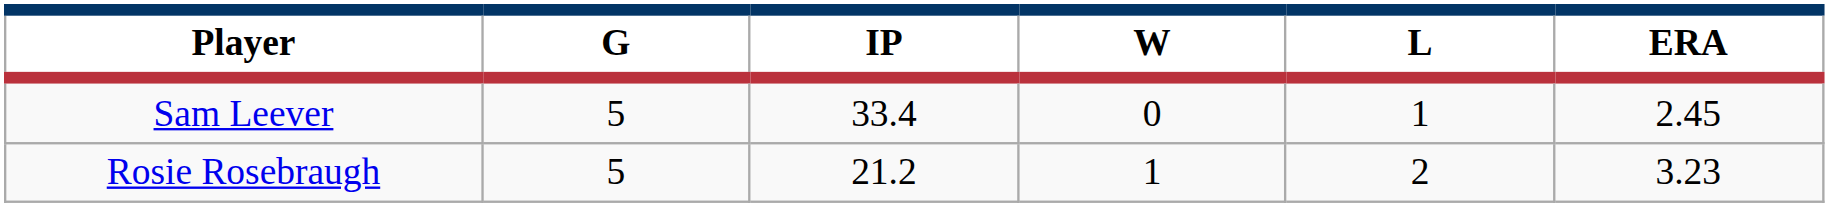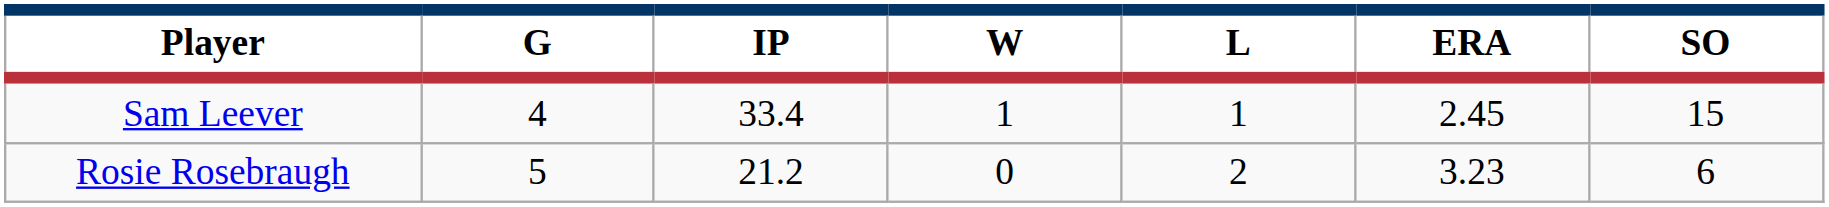+ column: (1706, 43)
(616, 112) 5 -> (537, 112) 4
(1152, 112) 0 -> (1005, 112) 1
(1152, 171) 1 -> (1005, 171) 0
